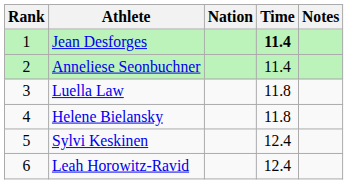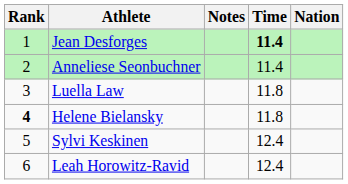columns swapped: (230, 16) <-> (321, 16)
(26, 116) normal -> (26, 116) bold
